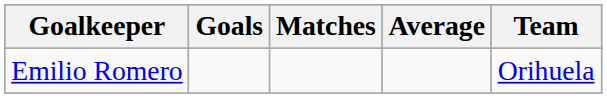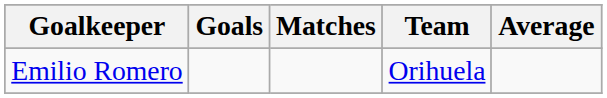columns swapped: (437, 26) <-> (546, 26)
